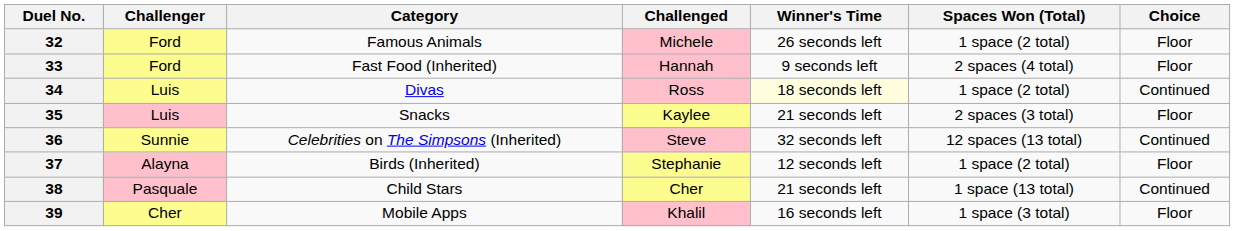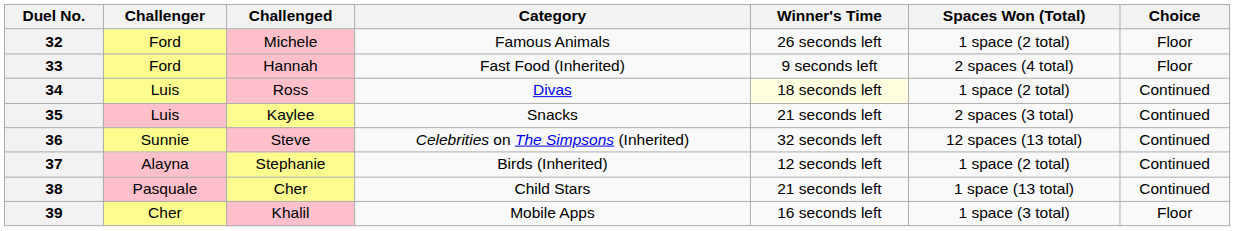columns swapped: (424, 16) <-> (686, 16)
(1175, 115) Floor -> (1175, 115) Continued
(1175, 164) Floor -> (1175, 164) Continued
